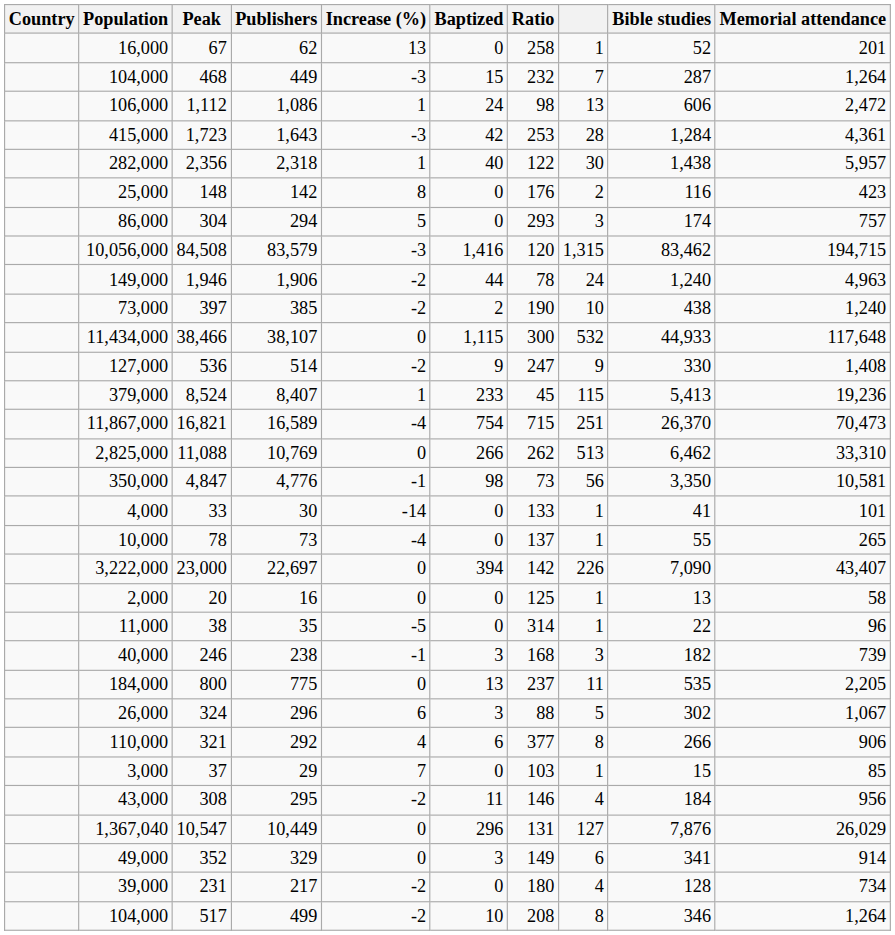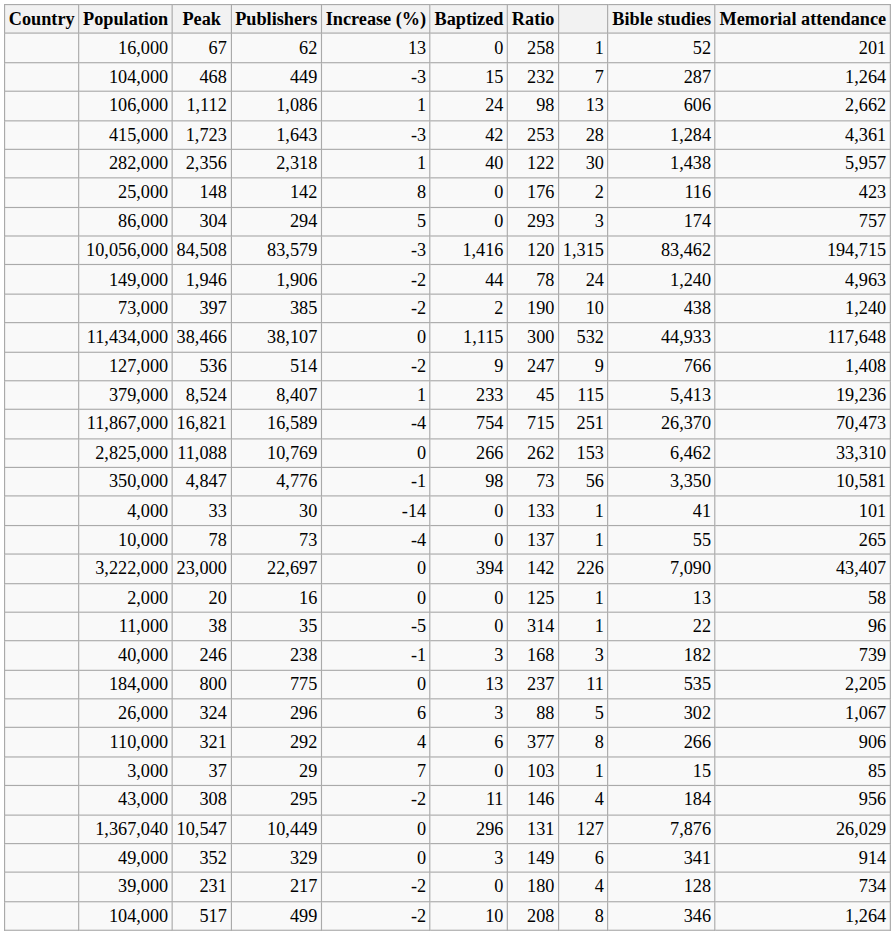(866, 105) 2,472 -> (866, 105) 2,662
(697, 366) 330 -> (697, 366) 766
(590, 452) 513 -> (590, 452) 153
